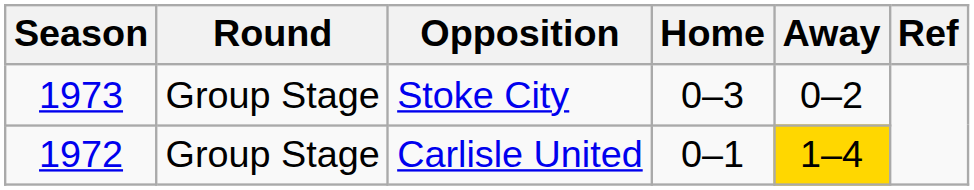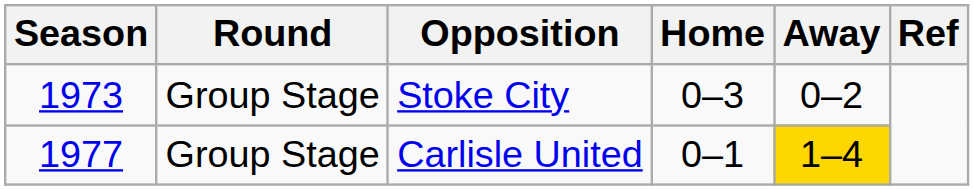(81, 154) 1972 -> (81, 154) 1977
